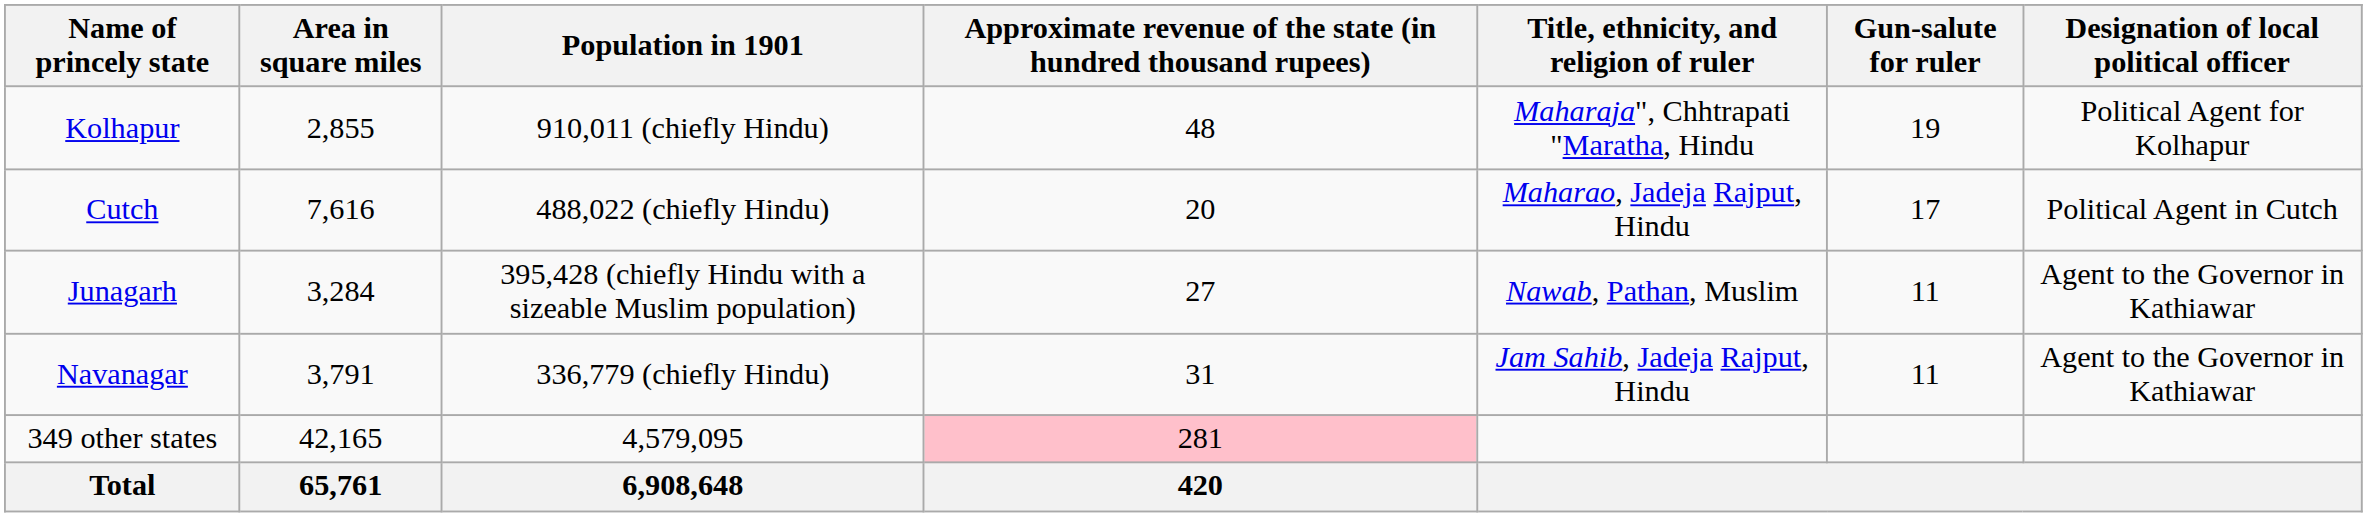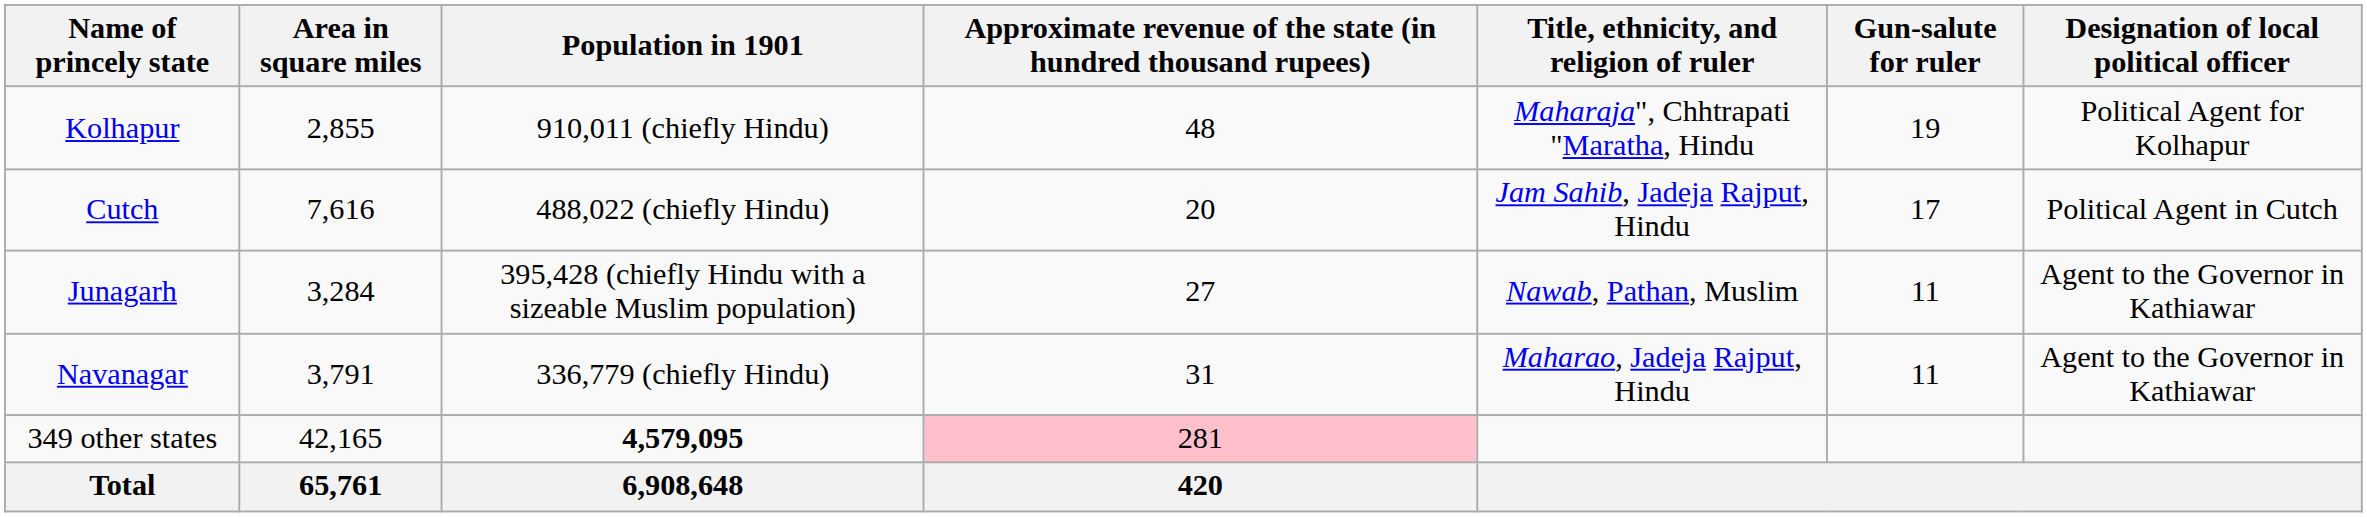(1652, 209) Maharao, Jadeja Rajput, Hindu -> (1652, 209) Jam Sahib, Jadeja Rajput, Hindu
(1652, 373) Jam Sahib, Jadeja Rajput, Hindu -> (1652, 373) Maharao, Jadeja Rajput, Hindu
(683, 438) normal -> (683, 438) bold
